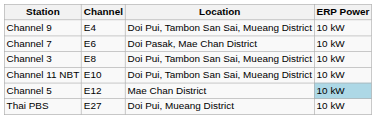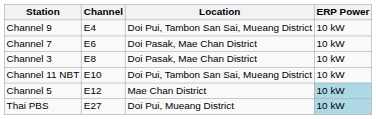(220, 59) Doi Pui, Tambon San Sai, Mueang District -> (192, 59) Doi Pasak, Mae Chan District
(331, 106) no background -> (331, 106) lightblue background
